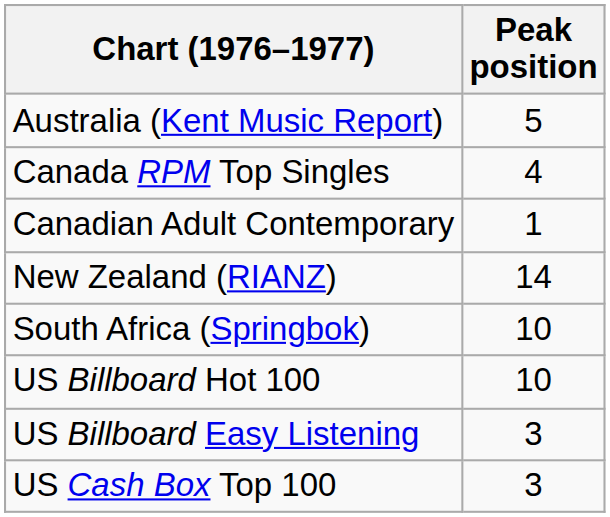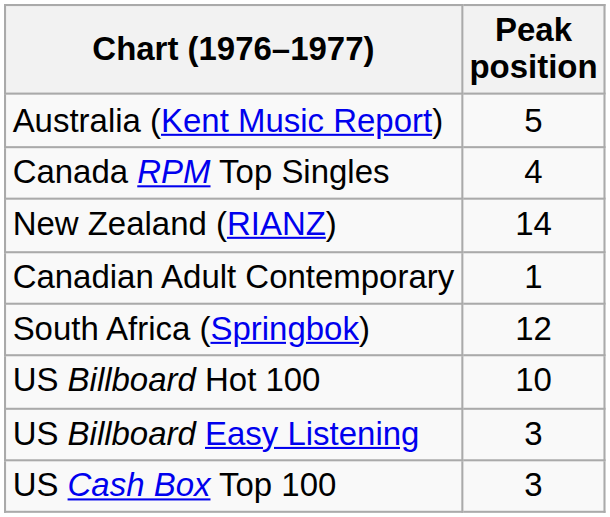rows swapped: (233, 224) <-> (175, 276)
(533, 329) 10 -> (533, 329) 12
